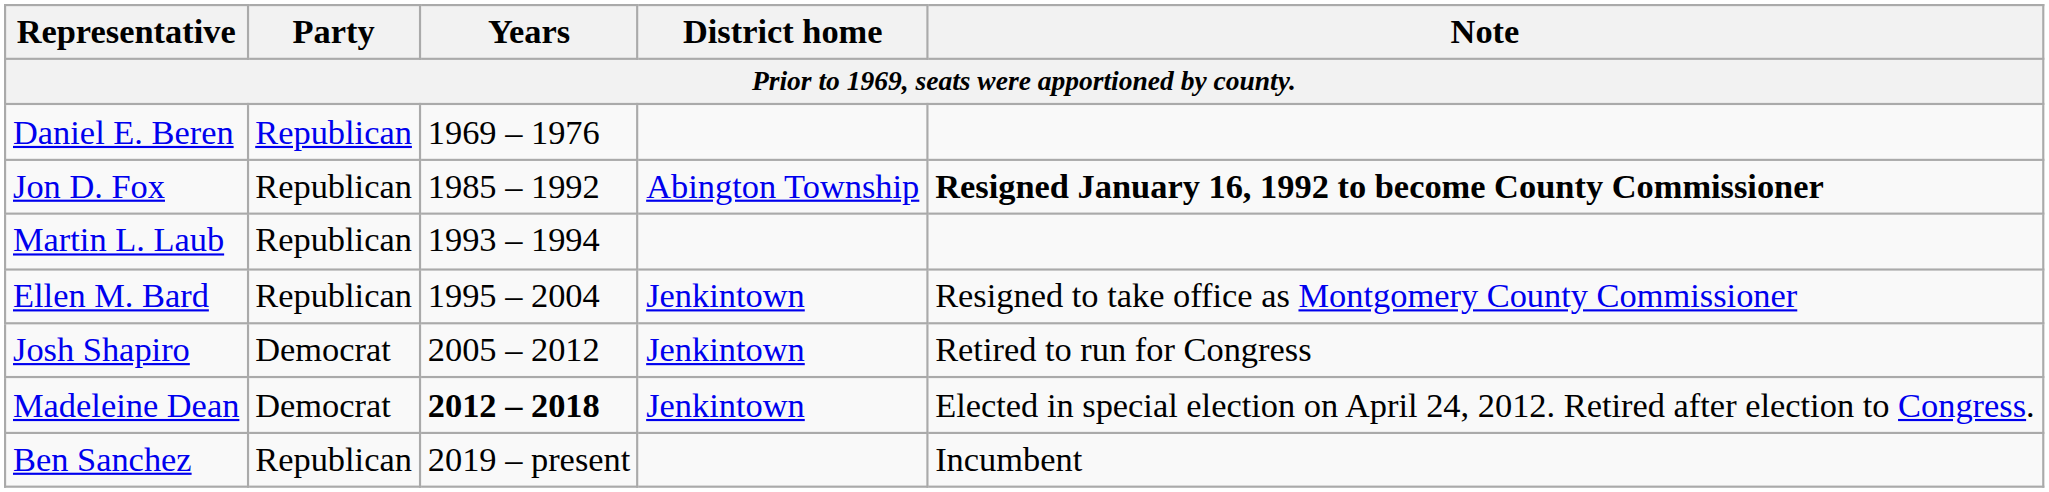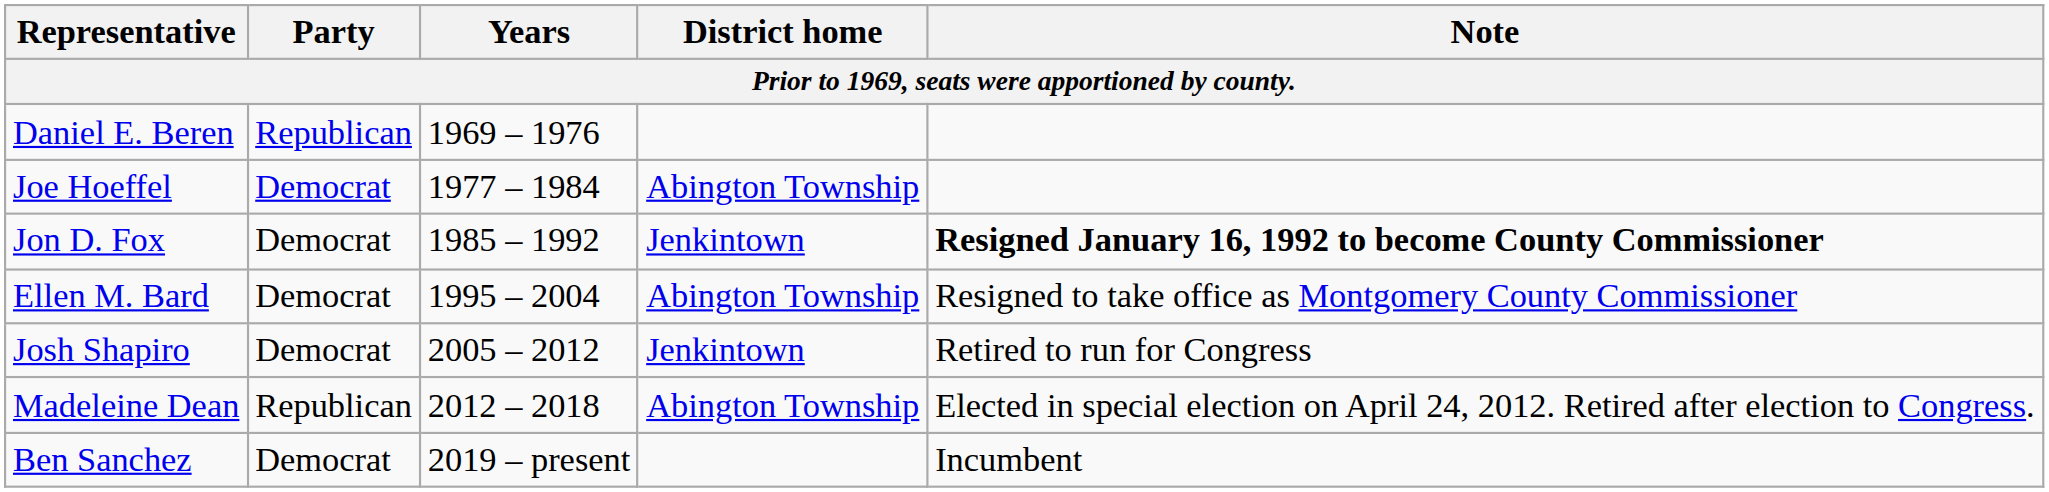+ row: (92, 186)
(334, 186) Republican -> (323, 240) Democrat
(783, 186) Abington Township -> (725, 240) Jenkintown
- row: (119, 240)
(334, 295) Republican -> (323, 295) Democrat
(725, 295) Jenkintown -> (783, 295) Abington Township
(323, 404) Democrat -> (334, 404) Republican
(514, 404) bold -> (514, 404) normal
(725, 404) Jenkintown -> (783, 404) Abington Township
(334, 459) Republican -> (323, 459) Democrat
